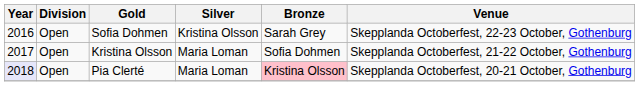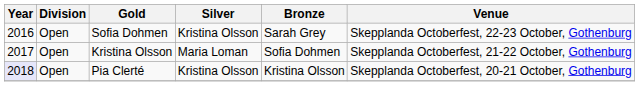(213, 71) Maria Loman -> (218, 71) Kristina Olsson
(304, 71) pink background -> (304, 71) no background
